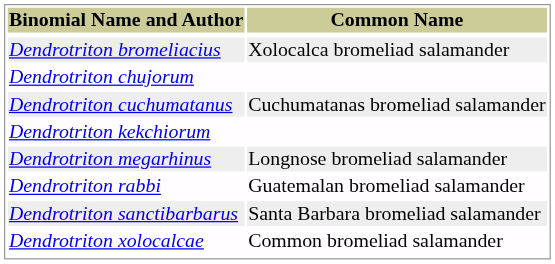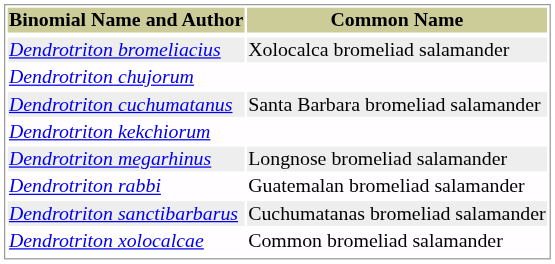(397, 104) Cuchumatanas bromeliad salamander -> (394, 104) Santa Barbara bromeliad salamander
(394, 213) Santa Barbara bromeliad salamander -> (397, 213) Cuchumatanas bromeliad salamander
